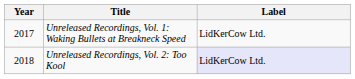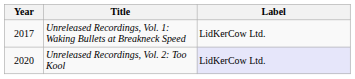(24, 60) 2018 -> (24, 60) 2020
